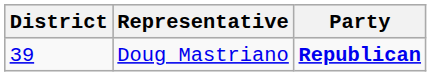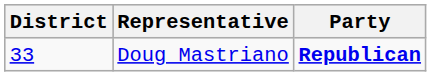(22, 55) 39 -> (22, 55) 33
